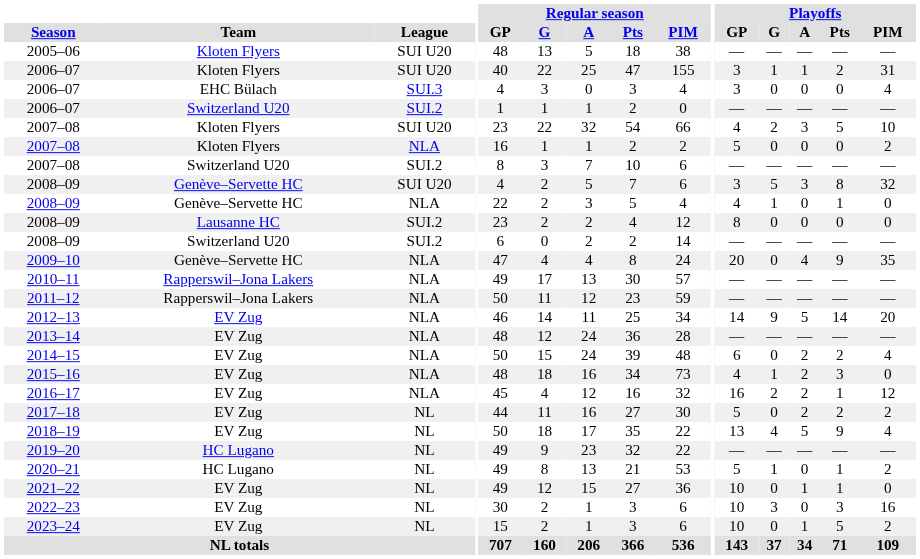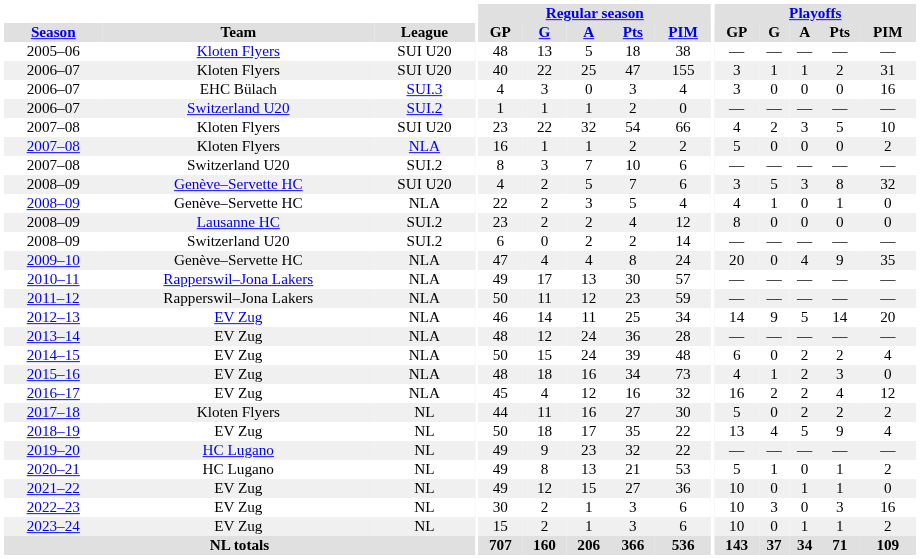(888, 89) 4 -> (888, 89) 16
(840, 393) 1 -> (840, 393) 4
(238, 412) EV Zug -> (238, 412) Kloten Flyers
(840, 526) 5 -> (840, 526) 1
